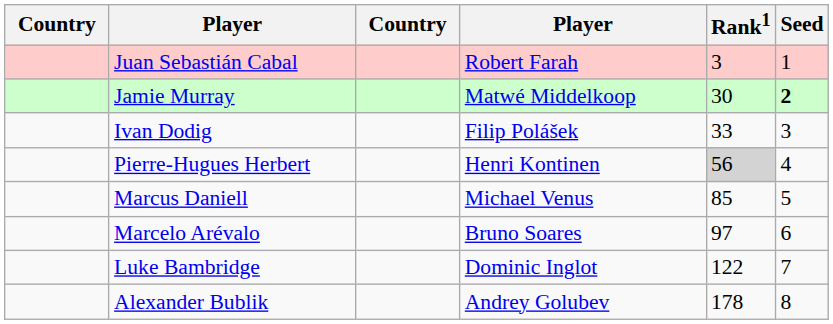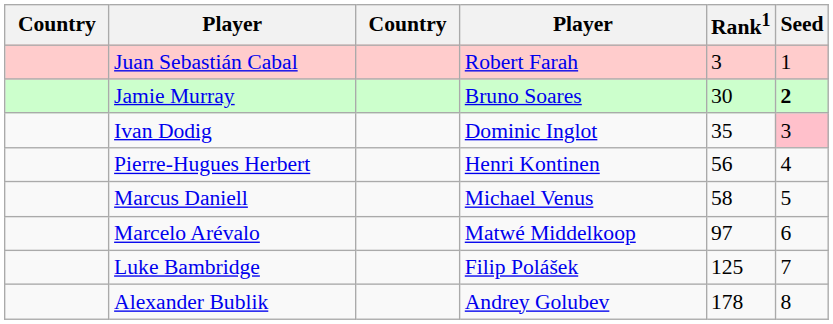(550, 95) Matwé Middelkoop -> (523, 95) Bruno Soares
(521, 130) Filip Polášek -> (531, 130) Dominic Inglot
(722, 130) 33 -> (722, 130) 35
(786, 130) no background -> (786, 130) pink background
(722, 164) lightgrey background -> (722, 164) no background
(722, 198) 85 -> (722, 198) 58
(523, 233) Bruno Soares -> (550, 233) Matwé Middelkoop
(531, 267) Dominic Inglot -> (521, 267) Filip Polášek
(727, 267) 122 -> (727, 267) 125
